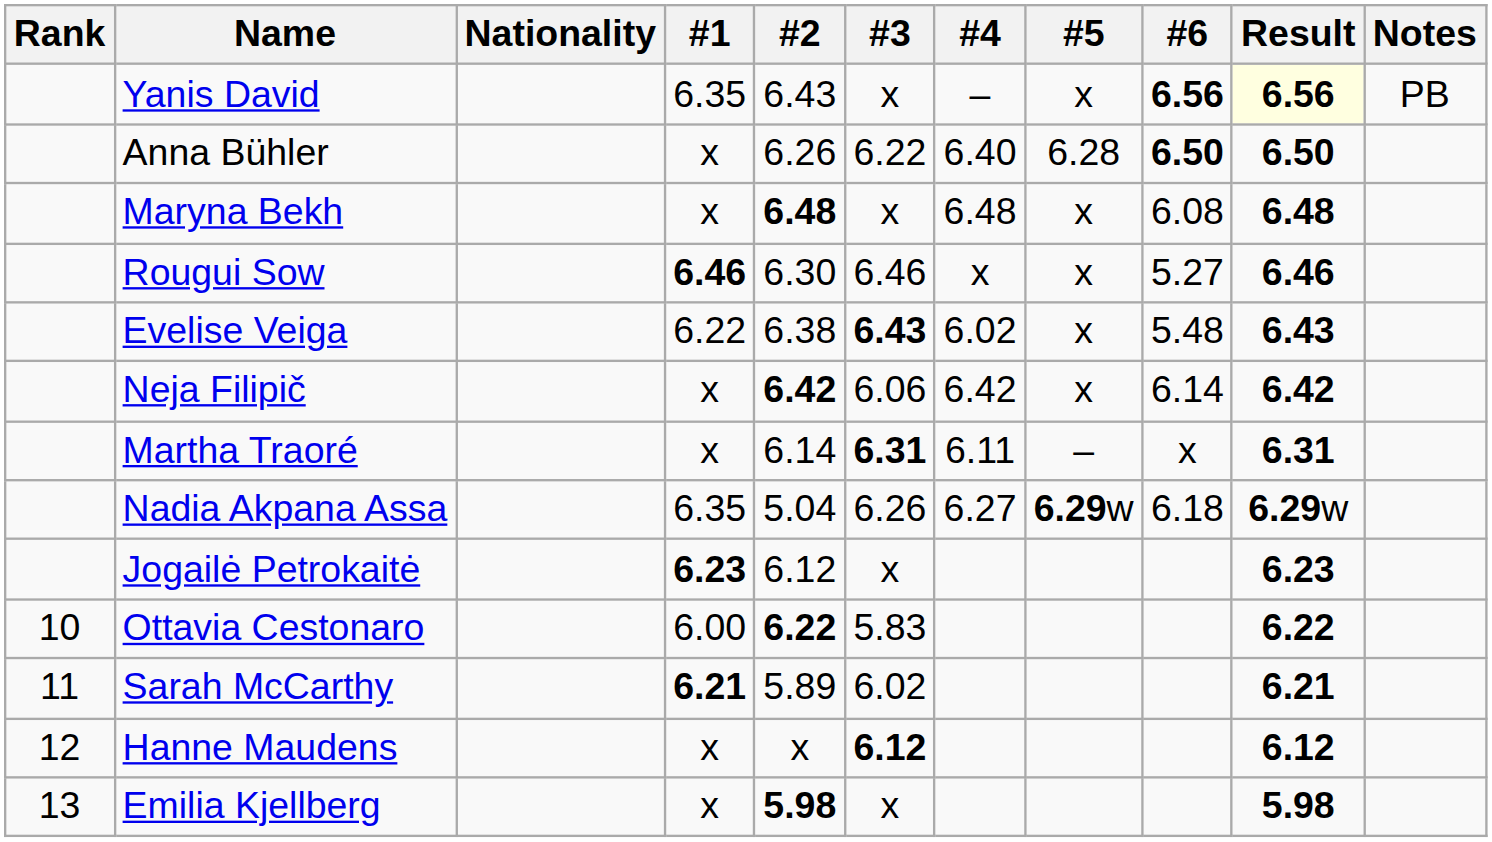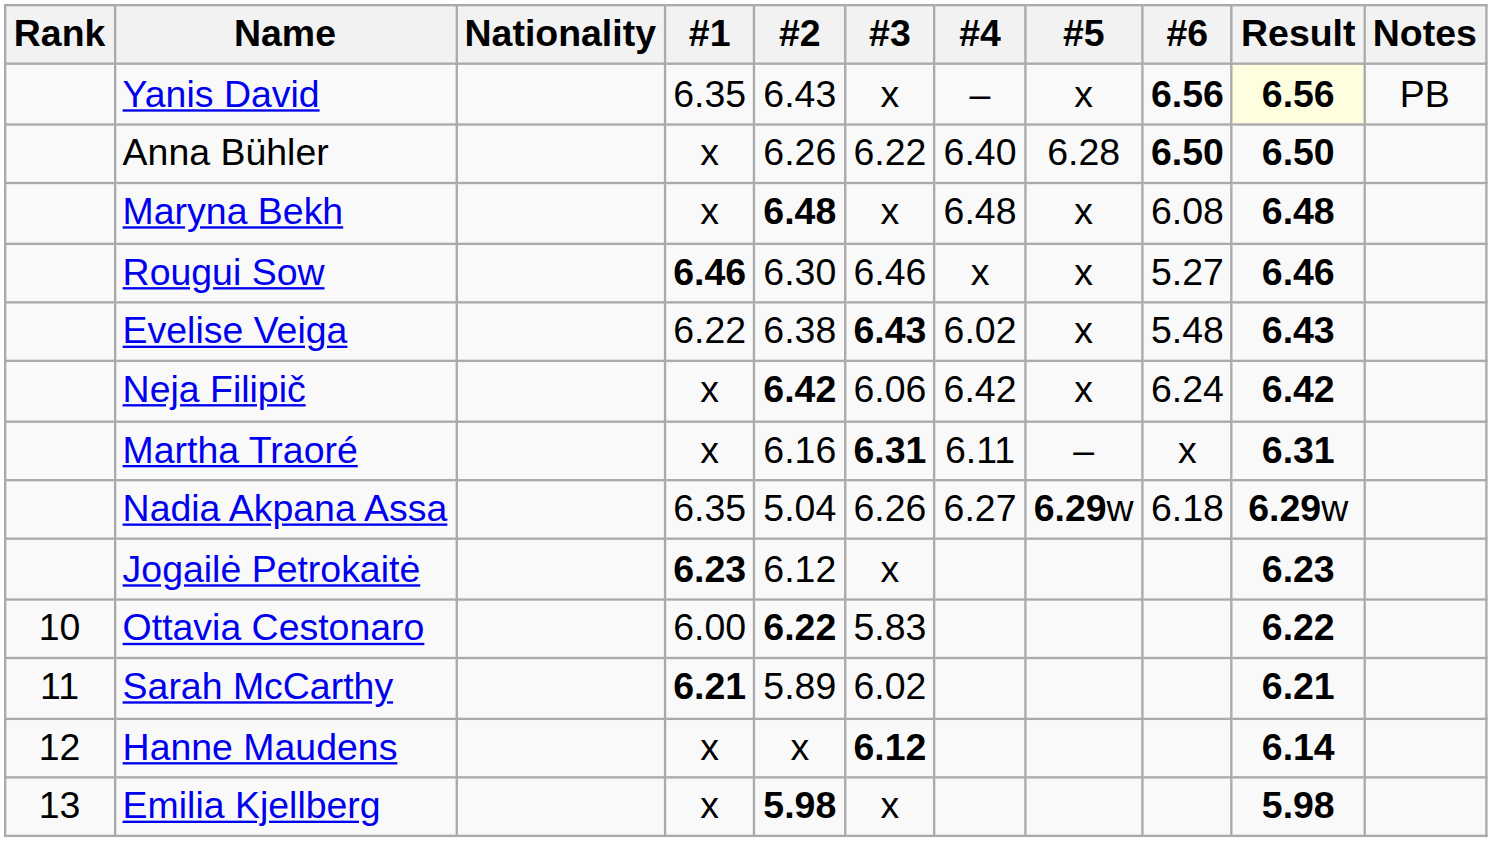(1187, 390) 6.14 -> (1187, 390) 6.24
(800, 449) 6.14 -> (800, 449) 6.16
(1298, 746) 6.12 -> (1298, 746) 6.14
